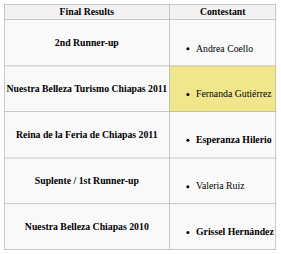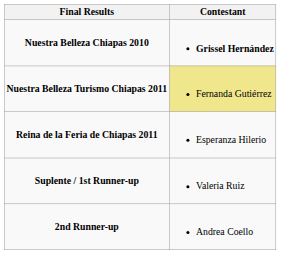rows swapped: (87, 226) <-> (87, 42)
(223, 140) bold -> (223, 140) normal
